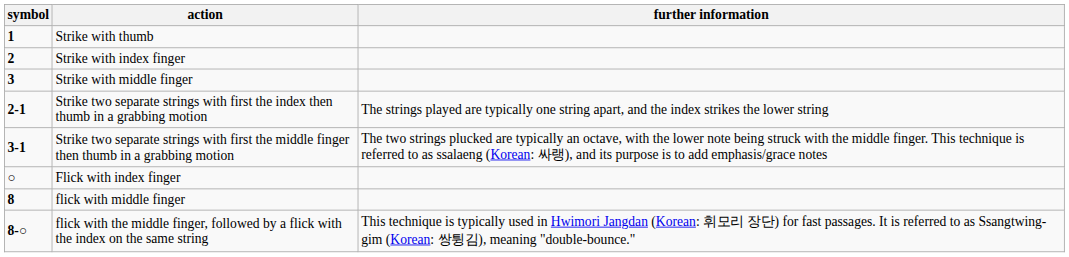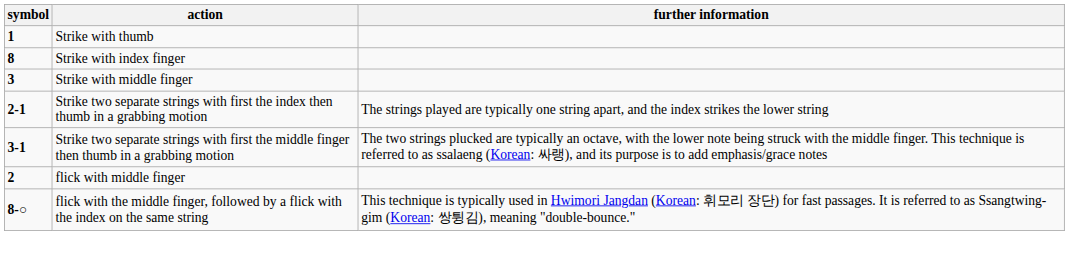(11, 58) 2 -> (11, 58) 8
- row: (118, 177)
(11, 199) 8 -> (11, 177) 2
